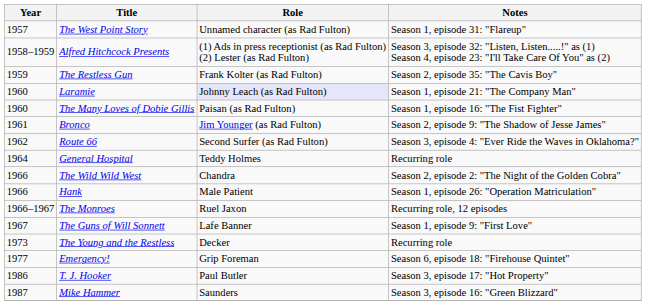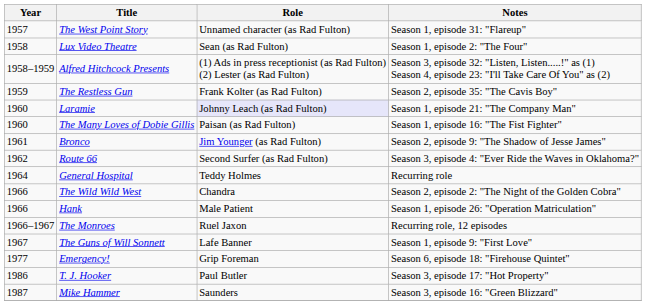+ row: (98, 46)
- row: (117, 242)
